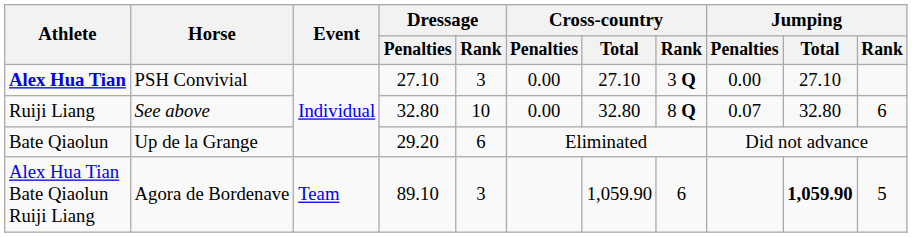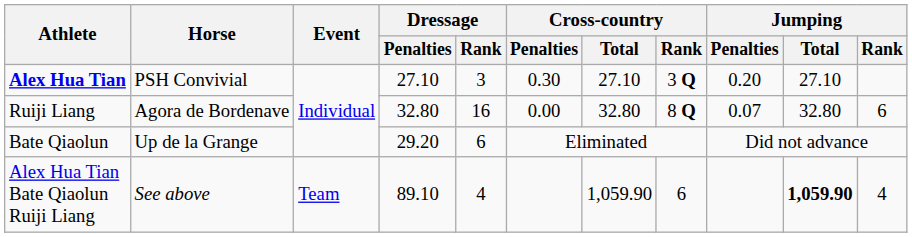(544, 80) 0.00 -> (544, 80) 0.30
(745, 80) 0.00 -> (745, 80) 0.20
(172, 111) See above -> (212, 111) Agora de Bordenave
(481, 111) 10 -> (481, 111) 16
(212, 195) Agora de Bordenave -> (172, 195) See above
(481, 195) 3 -> (481, 195) 4
(882, 195) 5 -> (882, 195) 4
